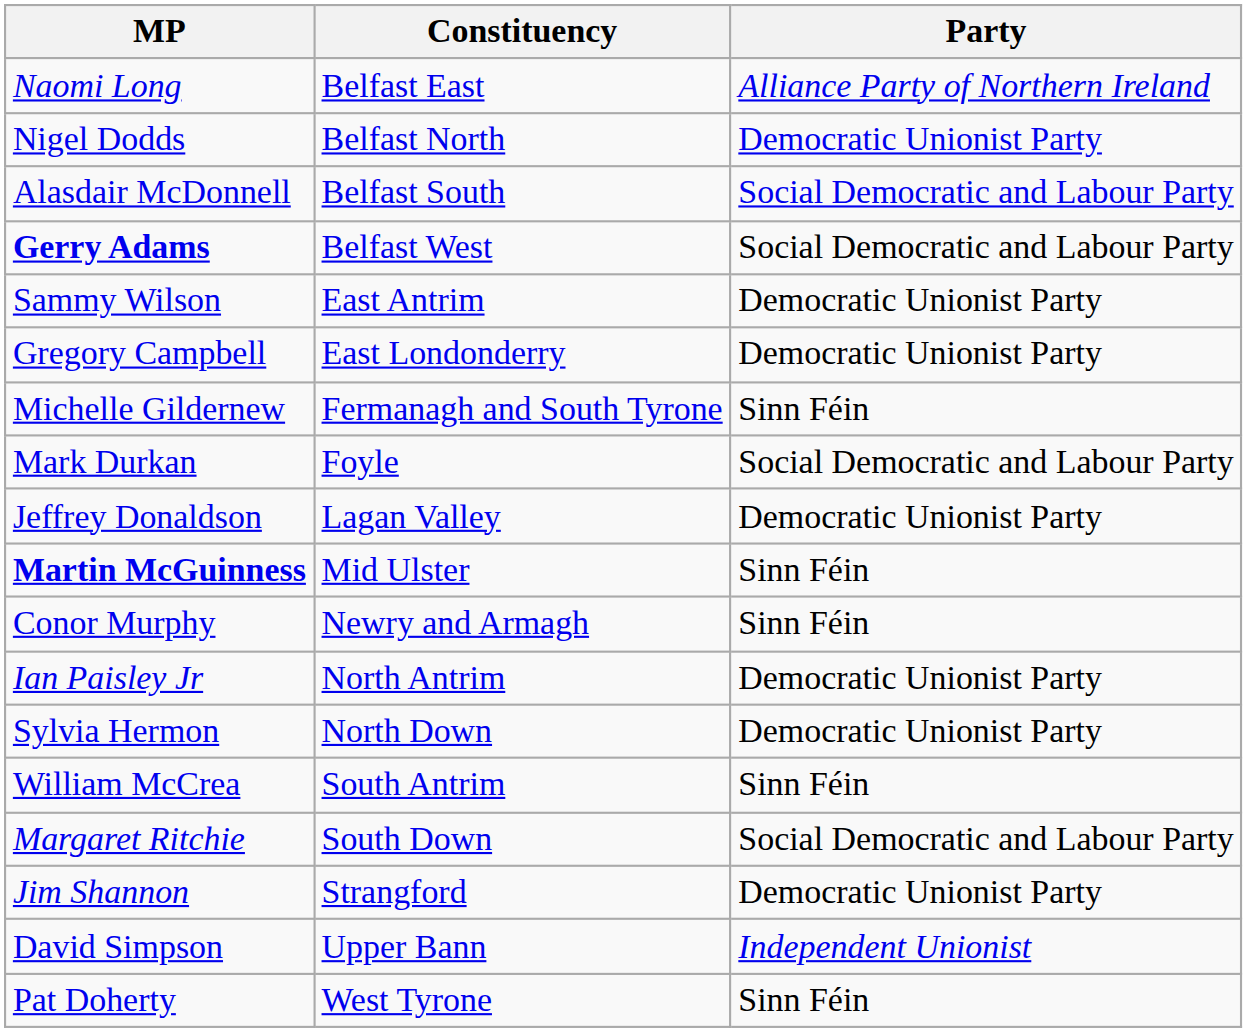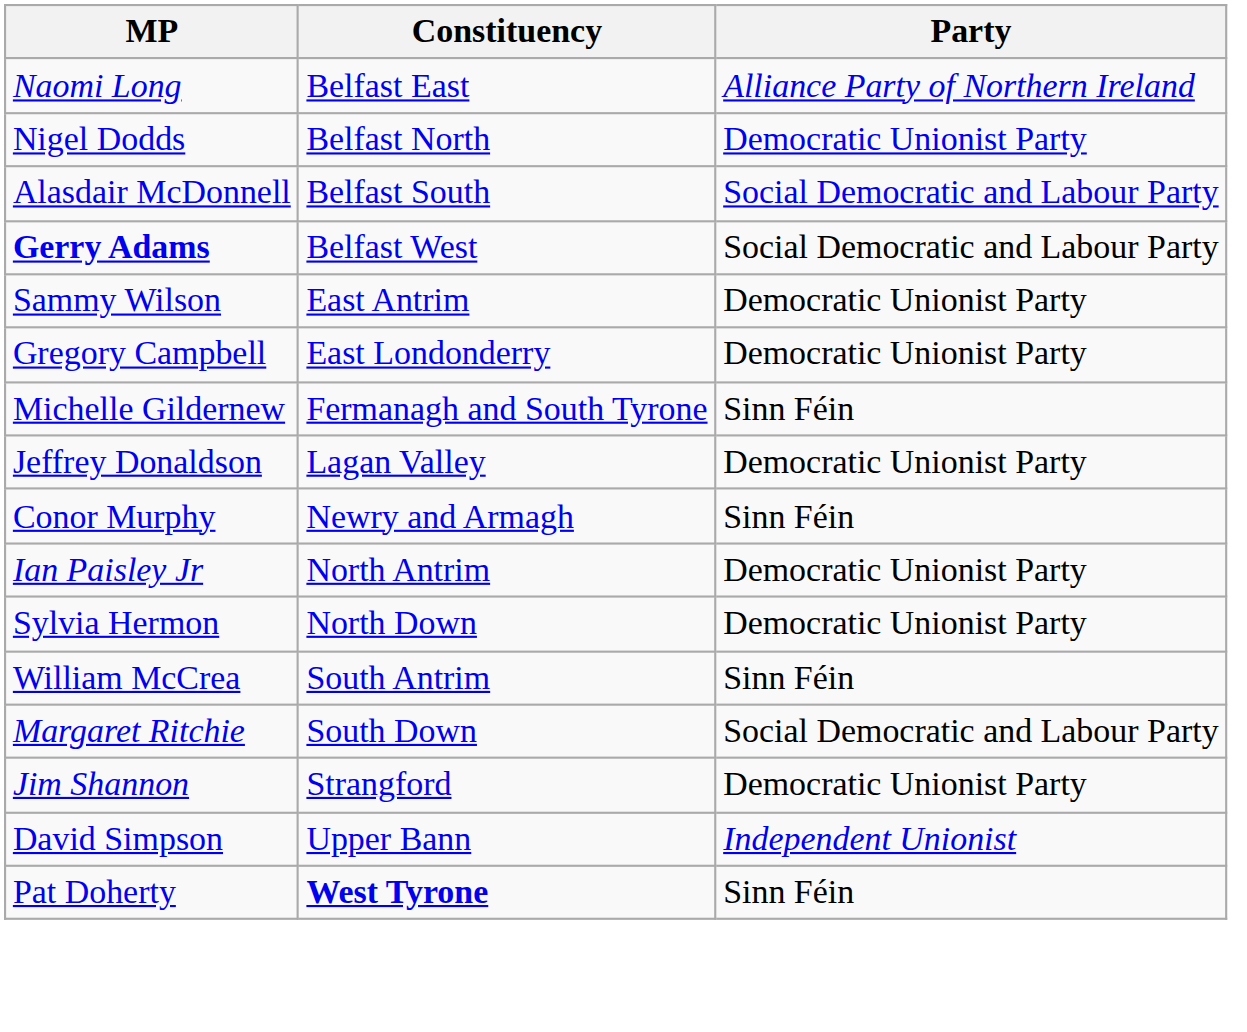- row: (105, 461)
- row: (159, 569)
(407, 999) normal -> (397, 892) bold
